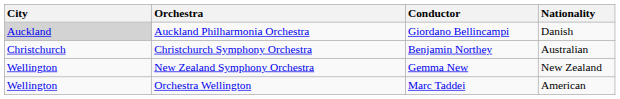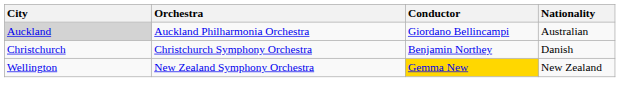(557, 31) Danish -> (565, 31) Australian
(565, 49) Australian -> (557, 49) Danish
(438, 67) no background -> (438, 67) gold background
- row: (203, 85)
